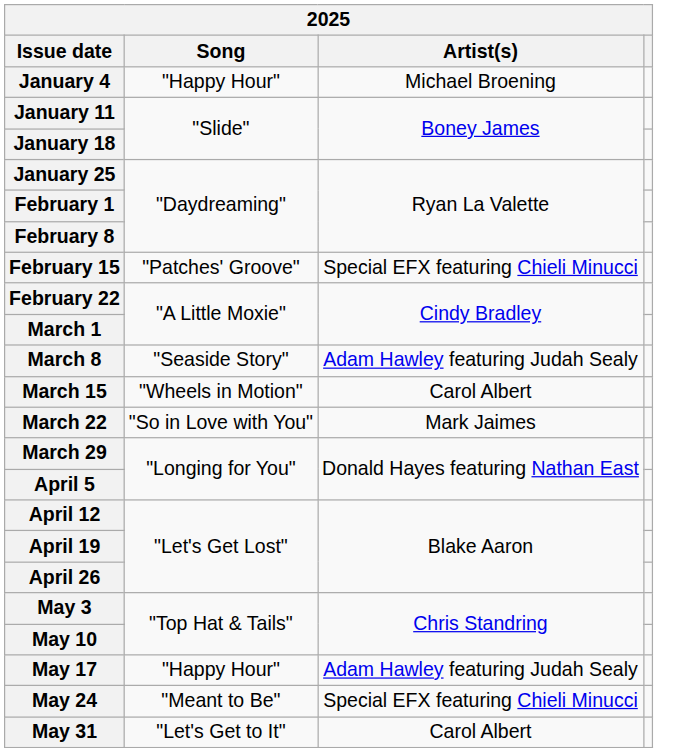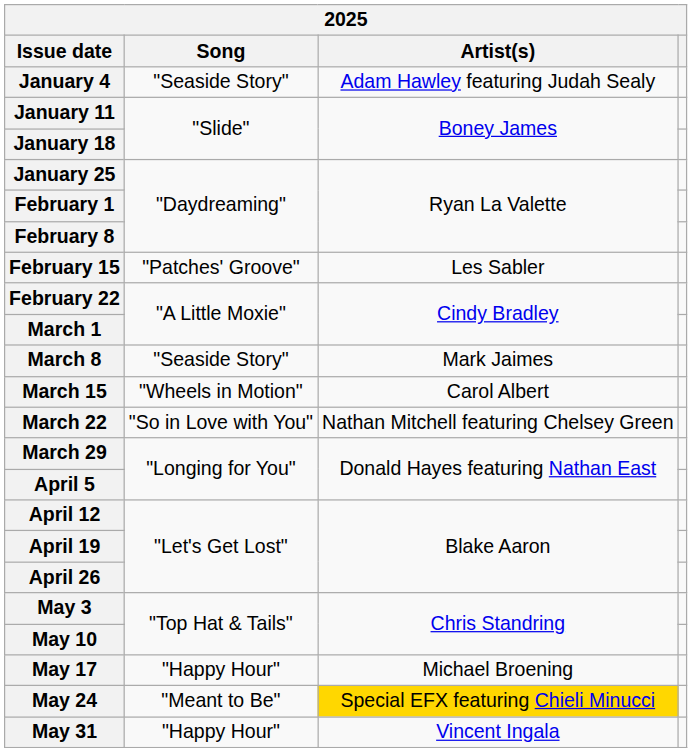(221, 81) "Happy Hour" -> (221, 81) "Seaside Story"
(480, 81) Michael Broening -> (498, 81) Adam Hawley featuring Judah Sealy
(480, 267) Special EFX featuring Chieli Minucci -> (498, 267) Les Sabler
(480, 360) Adam Hawley featuring Judah Sealy -> (498, 360) Mark Jaimes
(480, 422) Mark Jaimes -> (498, 422) Nathan Mitchell featuring Chelsey Green
(480, 670) Adam Hawley featuring Judah Sealy -> (498, 670) Michael Broening
(480, 701) no background -> (498, 701) gold background
(221, 732) "Let's Get to It" -> (221, 732) "Happy Hour"
(480, 732) Carol Albert -> (498, 732) Vincent Ingala
